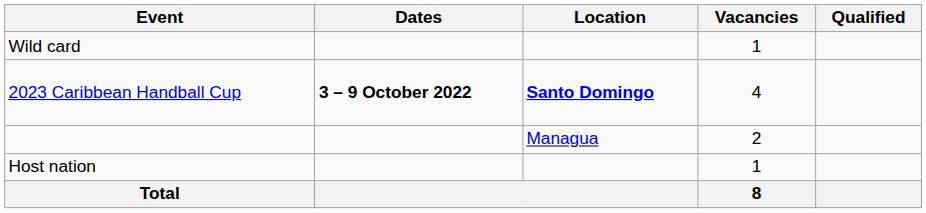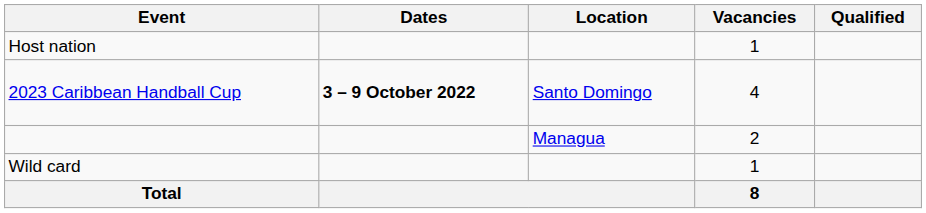rows swapped: (52, 166) <-> (45, 45)
(590, 92) bold -> (592, 92) normal
